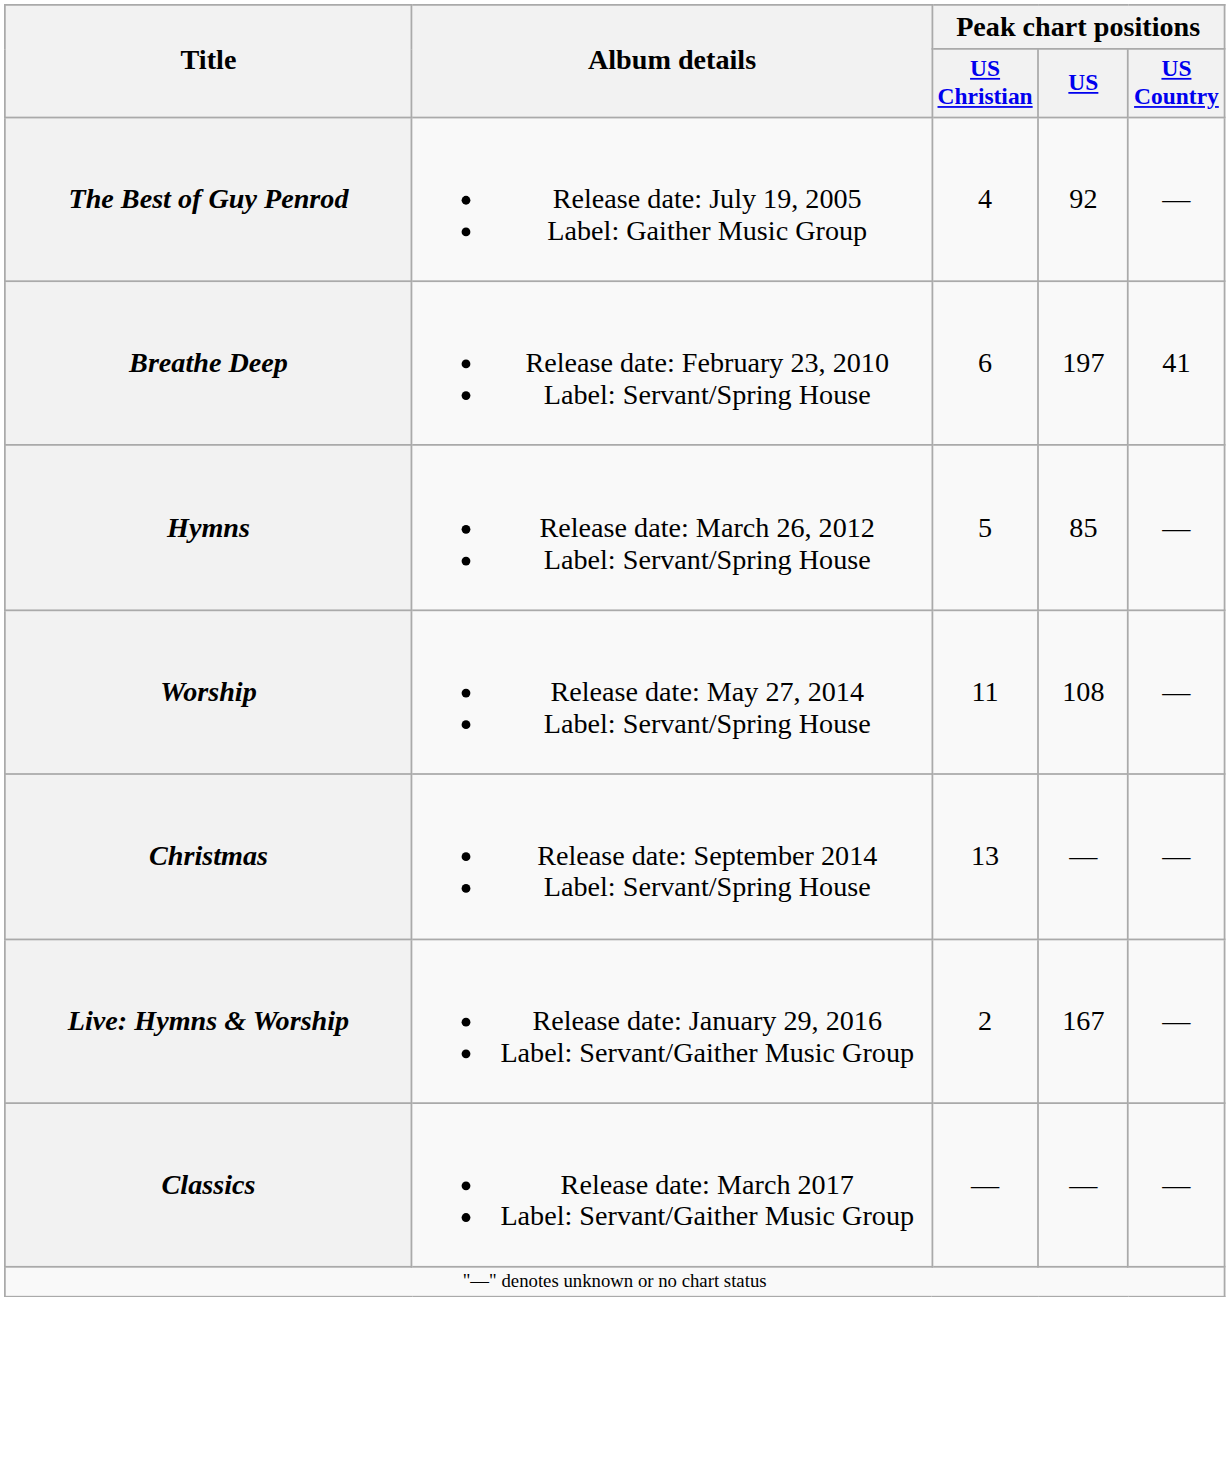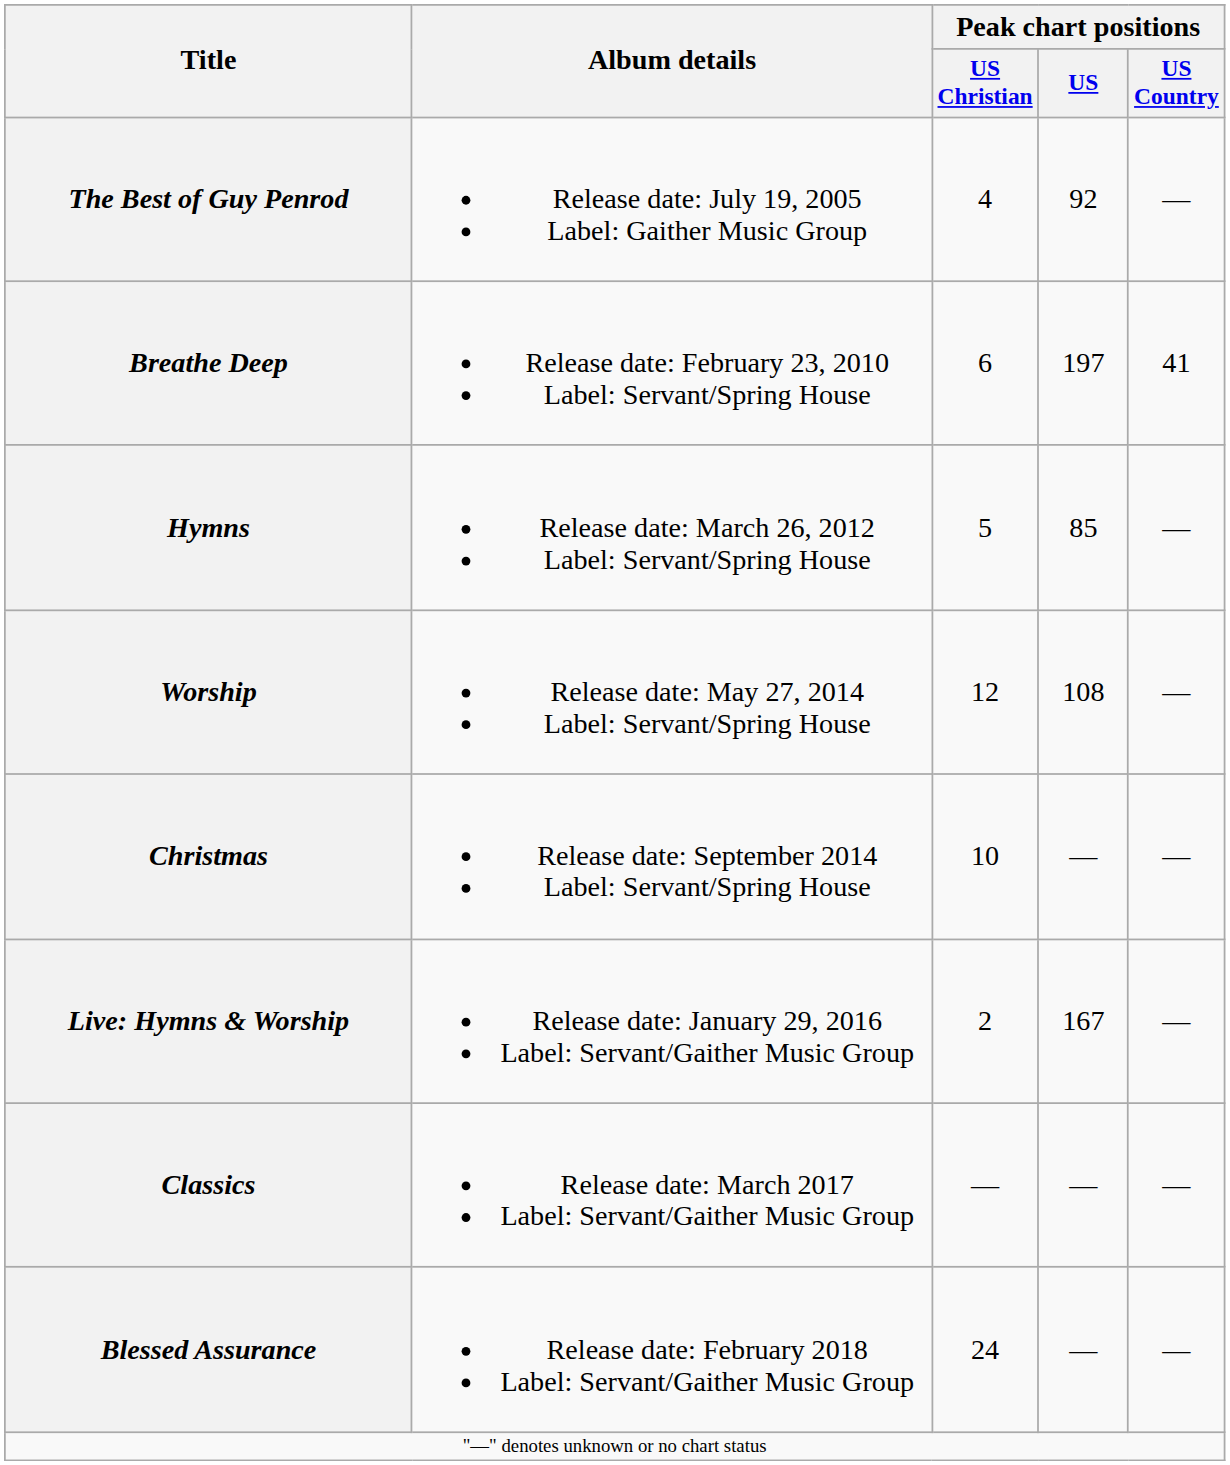(985, 691) 11 -> (985, 691) 12
(985, 856) 13 -> (985, 856) 10
+ row: (208, 1349)
